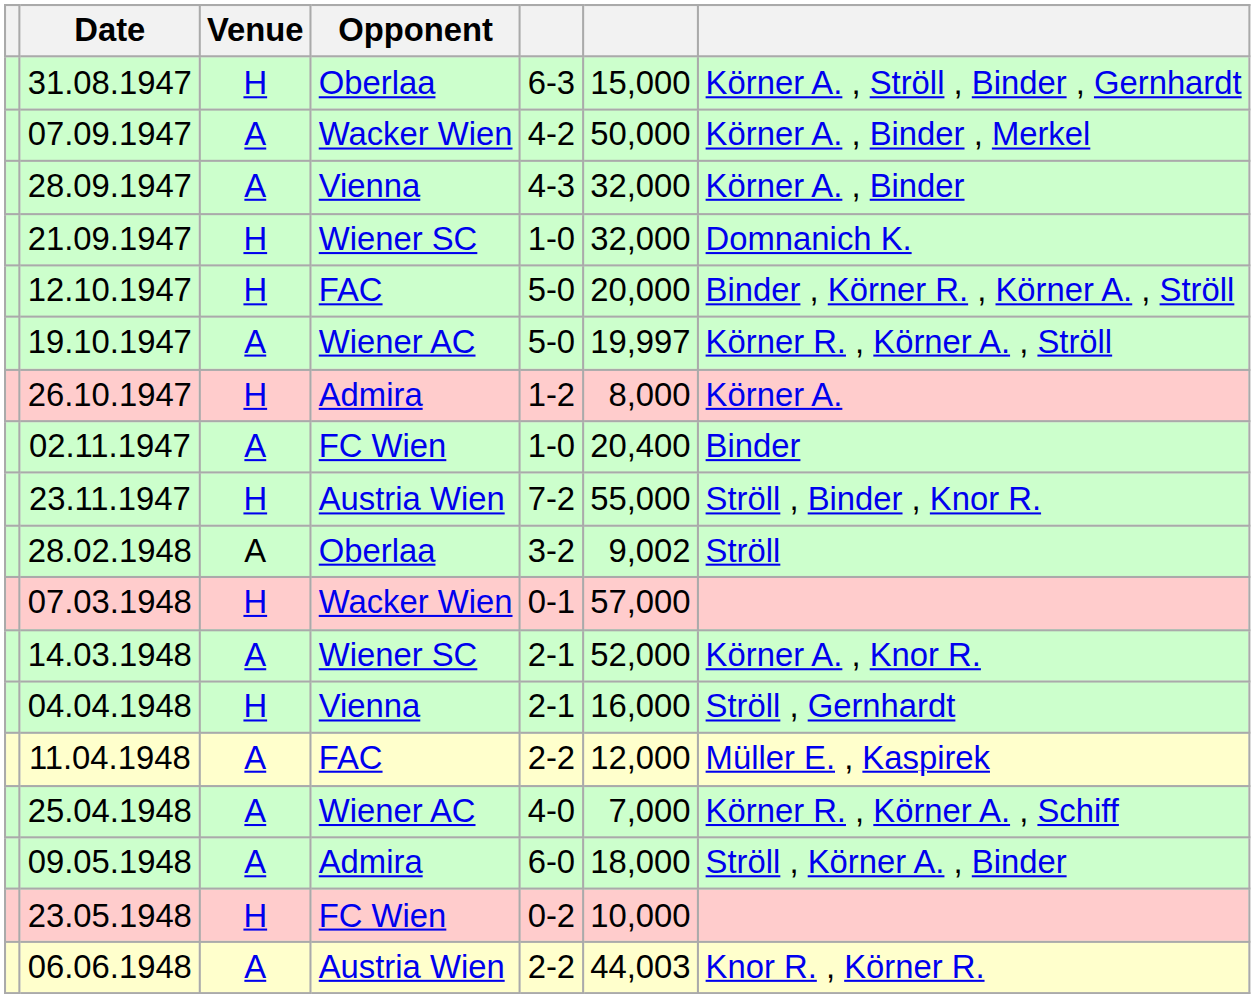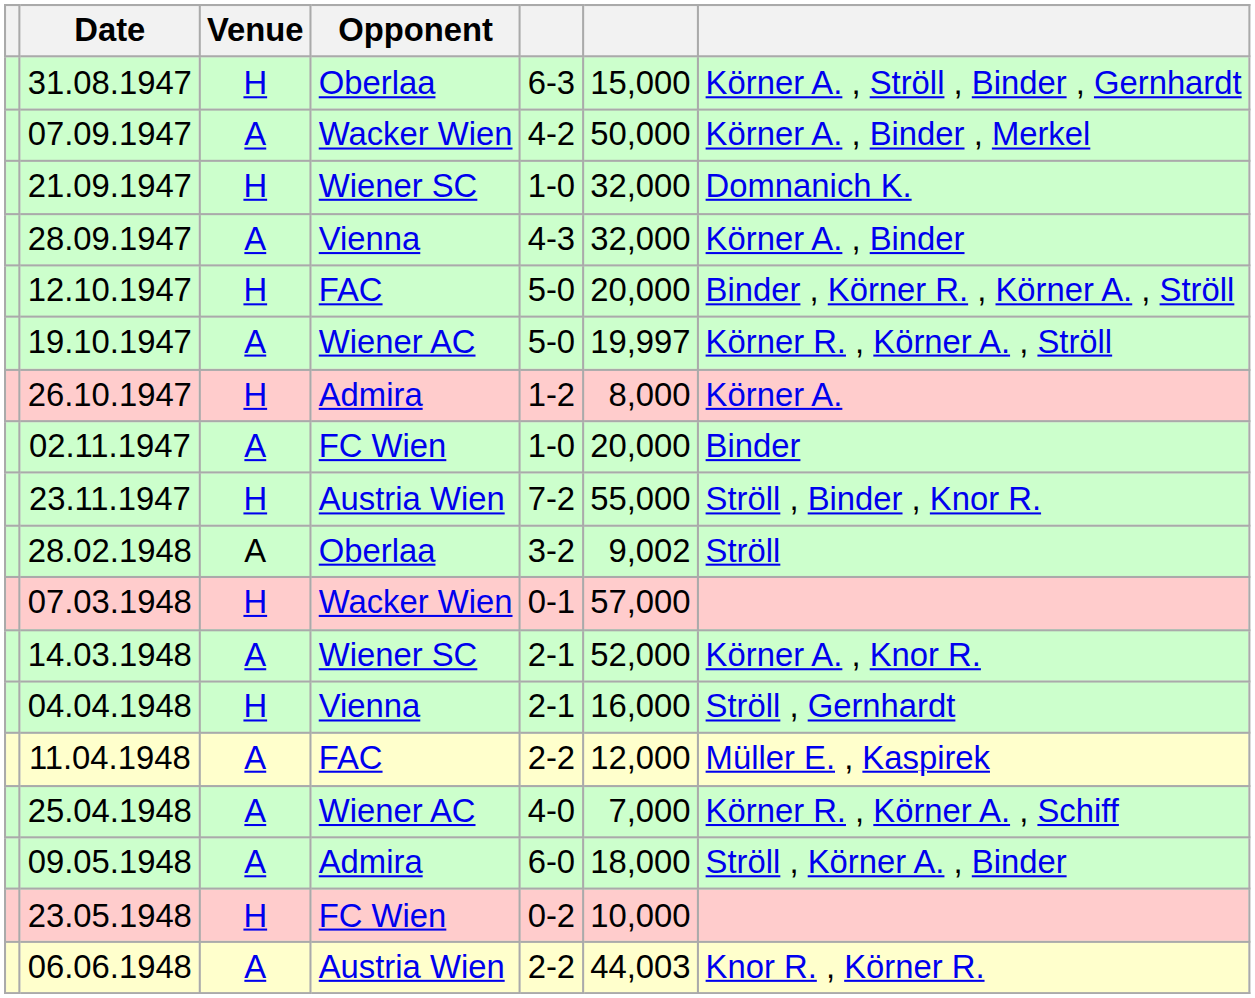rows swapped: (110, 238) <-> (110, 186)
(640, 446) 20,400 -> (640, 446) 20,000
